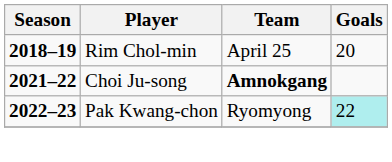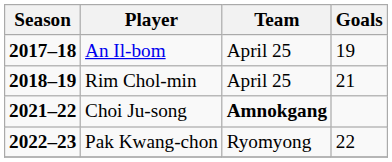+ row: (125, 50)
(345, 50) 20 -> (345, 80) 21
(345, 111) paleturquoise background -> (345, 141) no background
